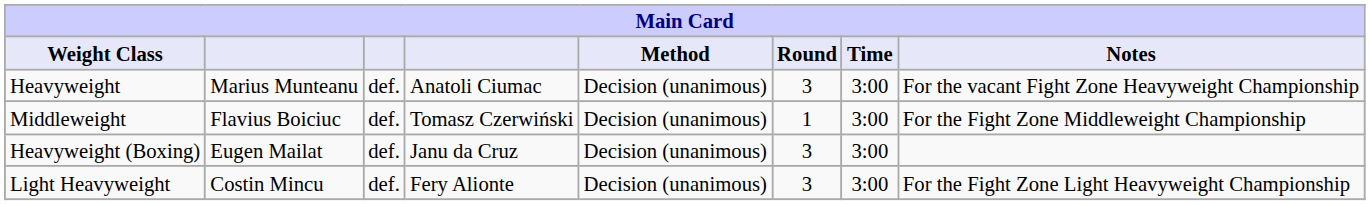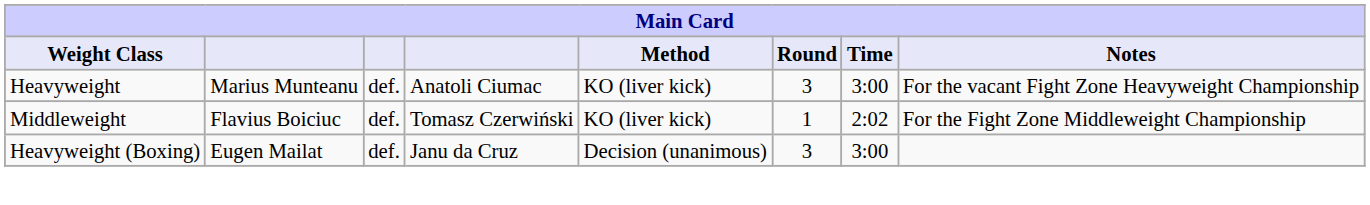(675, 86) Decision (unanimous) -> (647, 86) KO (liver kick)
(675, 118) Decision (unanimous) -> (647, 118) KO (liver kick)
(870, 118) 3:00 -> (870, 118) 2:02
- row: (90, 183)
